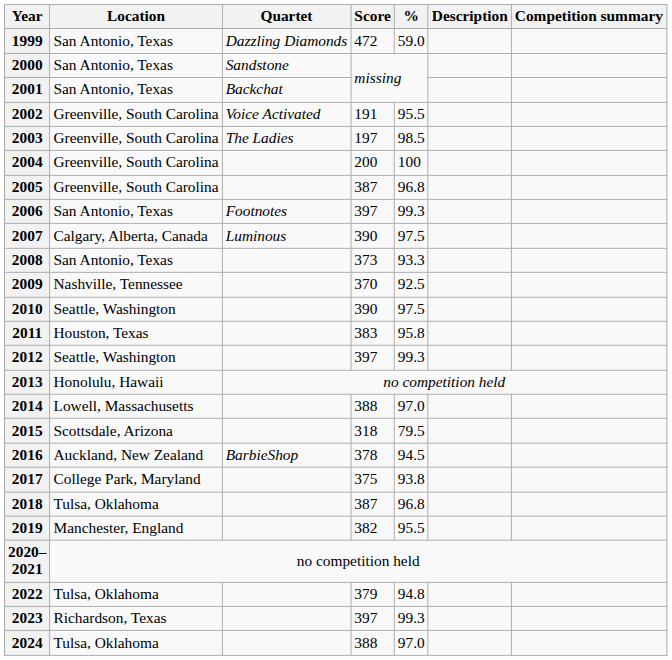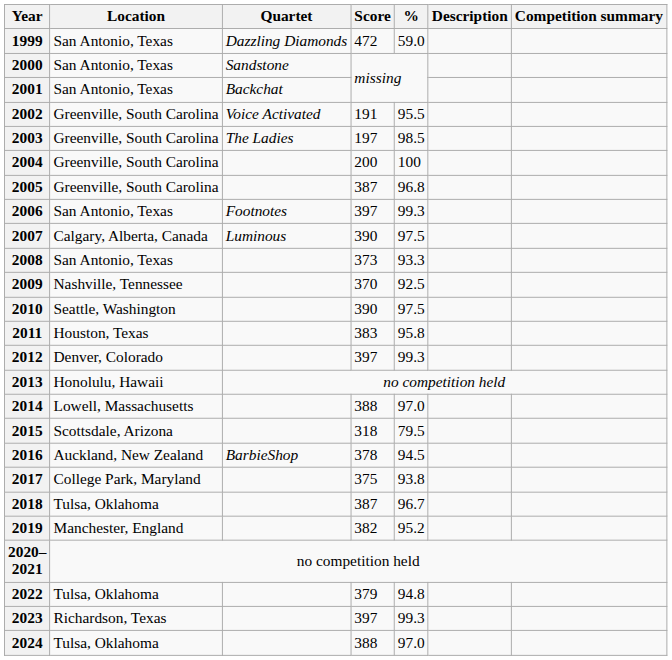(115, 357) Seattle, Washington -> (108, 357) Denver, Colorado
(411, 503) 96.8 -> (411, 503) 96.7
(411, 528) 95.5 -> (411, 528) 95.2
